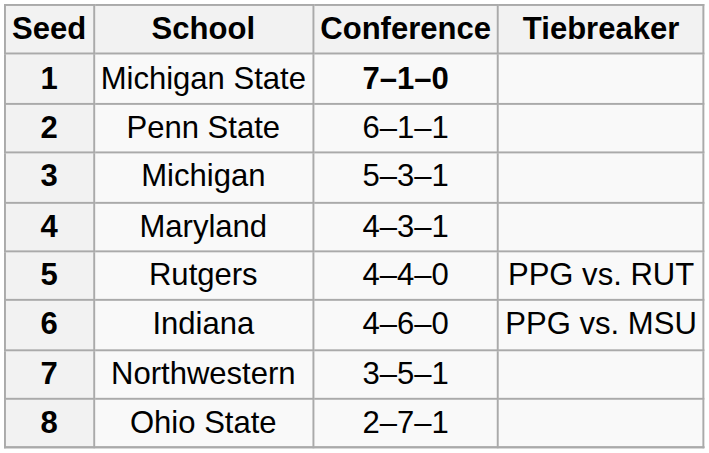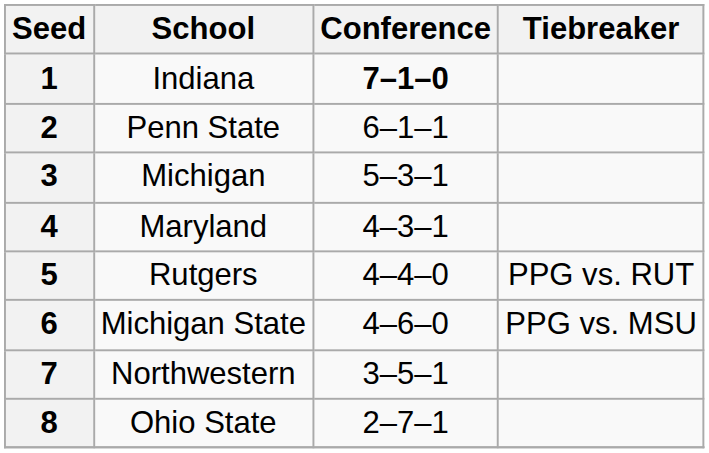(203, 78) Michigan State -> (203, 78) Indiana
(203, 324) Indiana -> (203, 324) Michigan State
